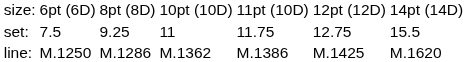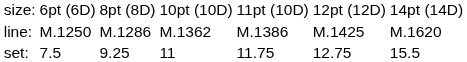rows swapped: (16, 31) <-> (18, 53)
